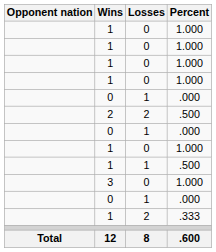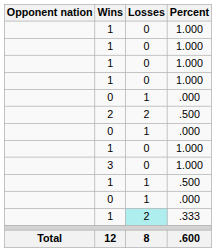rows swapped: (110, 183) <-> (110, 166)
(146, 217) no background -> (146, 217) paleturquoise background
